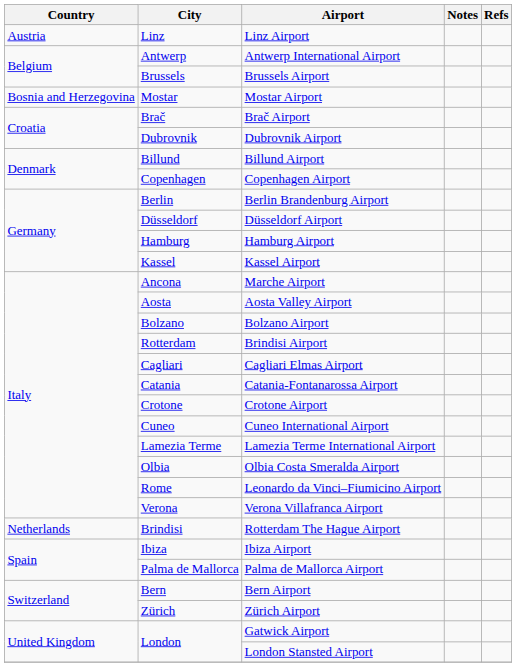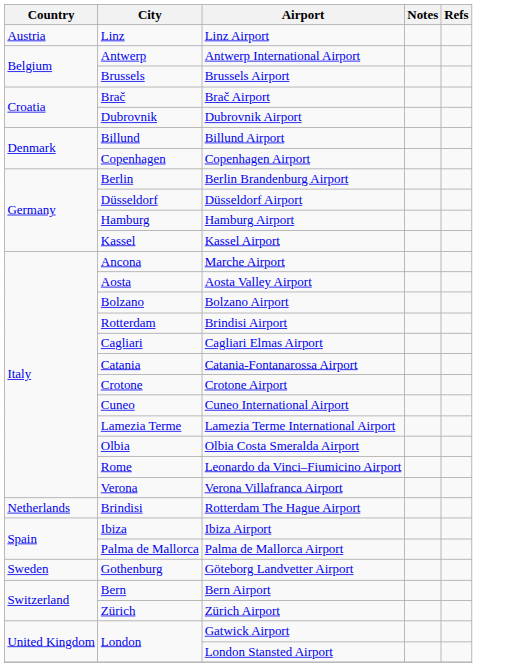- row: (283, 96)
+ row: (279, 569)
